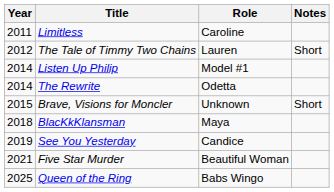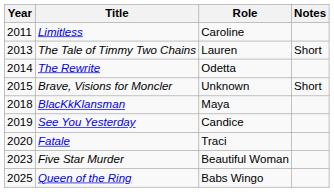(20, 50) 2012 -> (20, 50) 2013
- row: (78, 68)
+ row: (54, 141)
(20, 159) 2021 -> (20, 159) 2023
